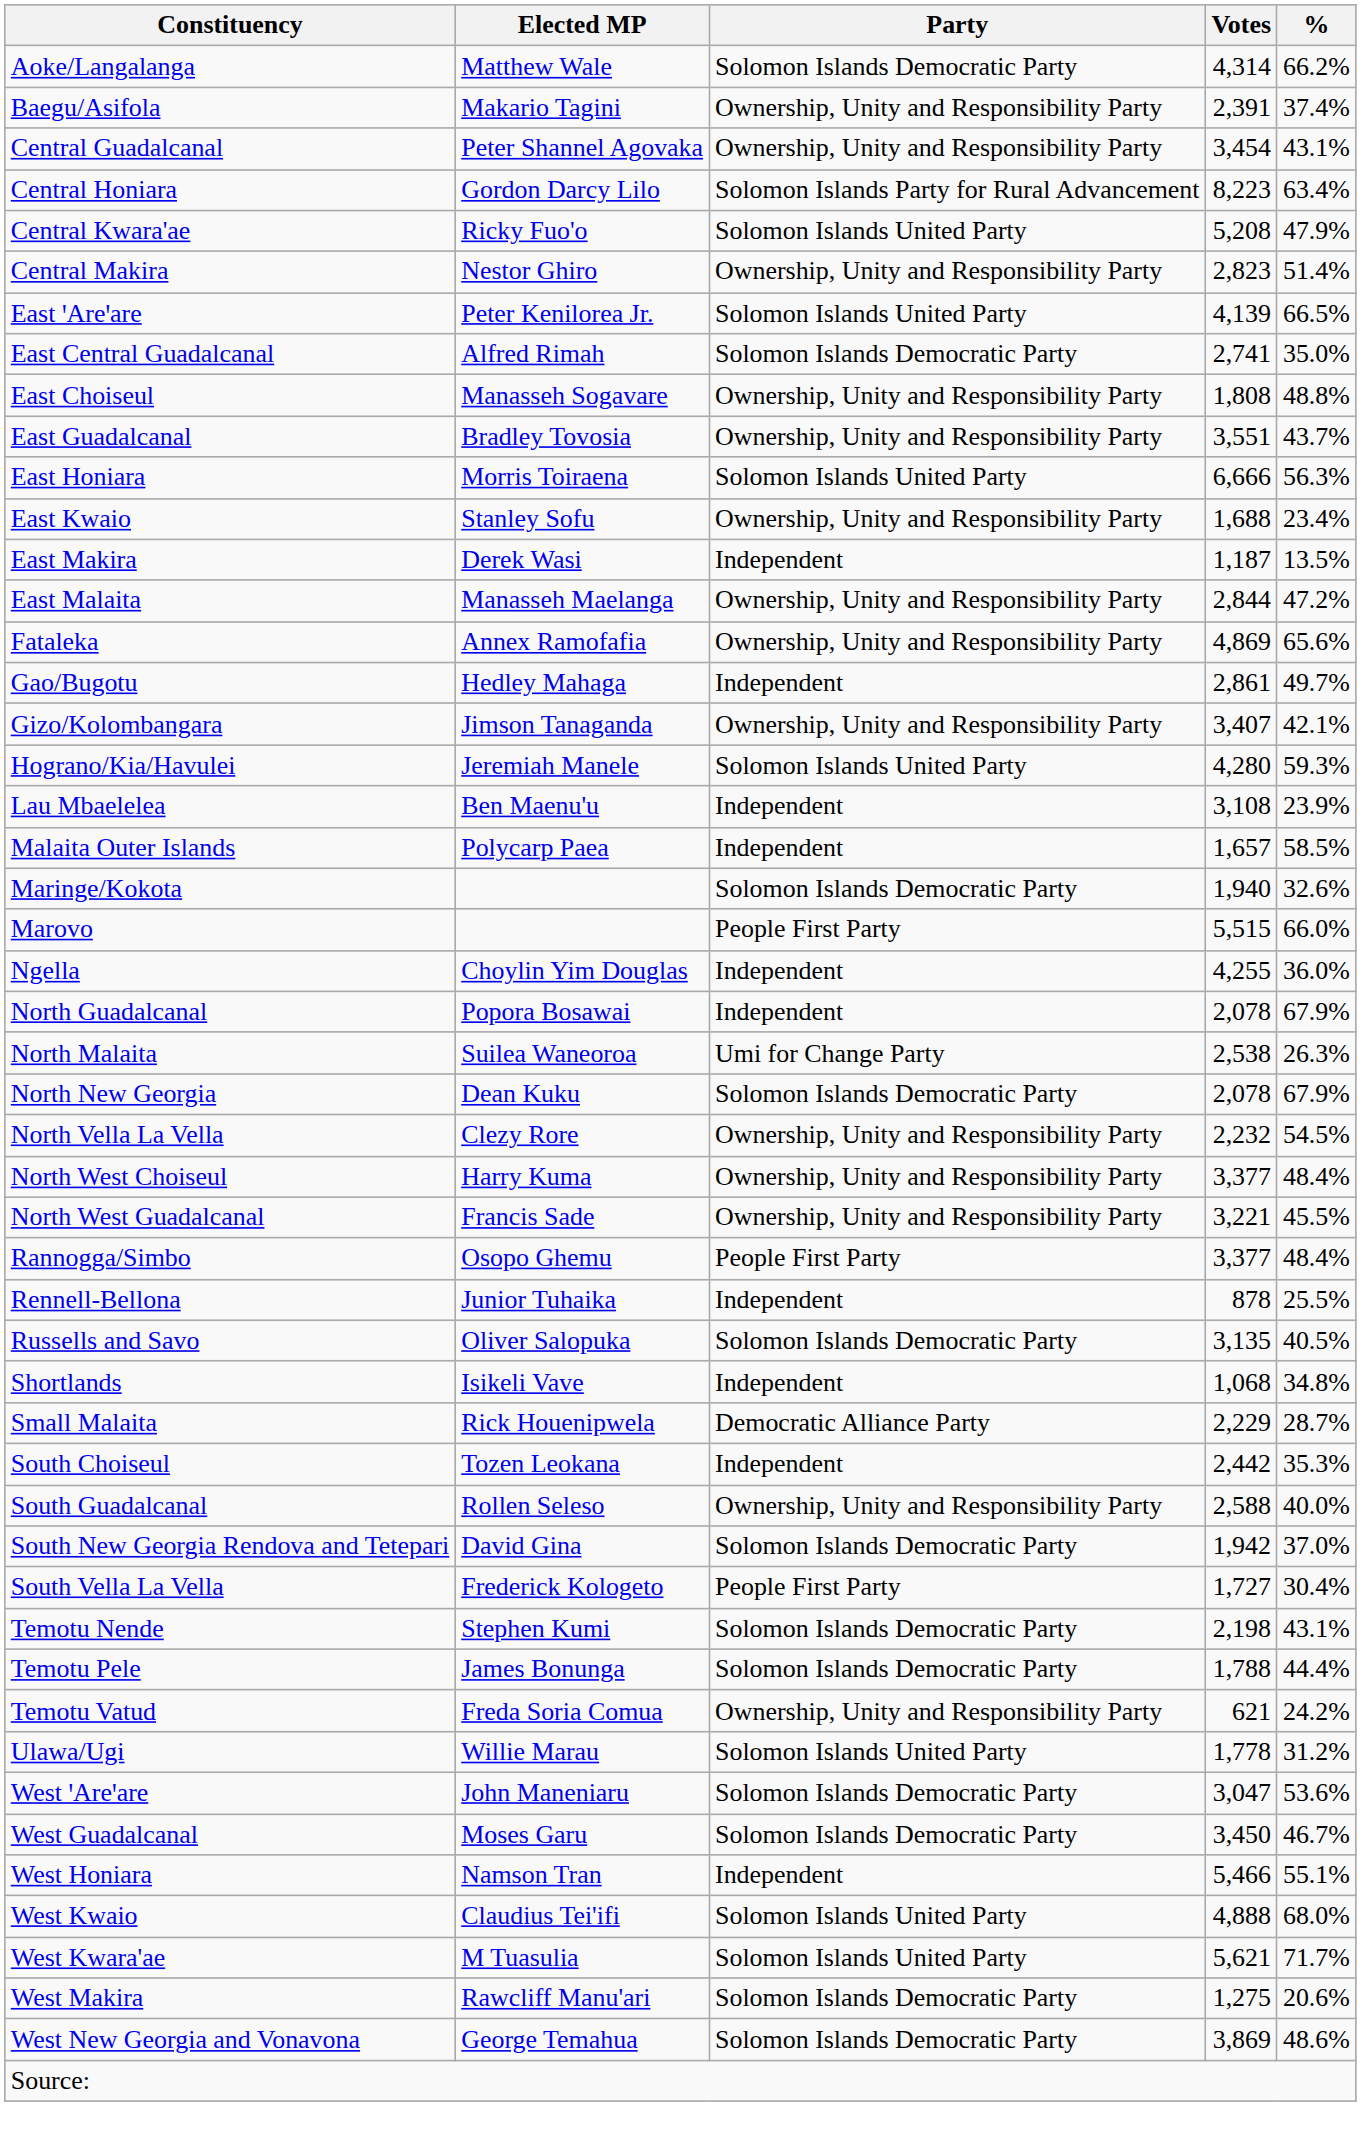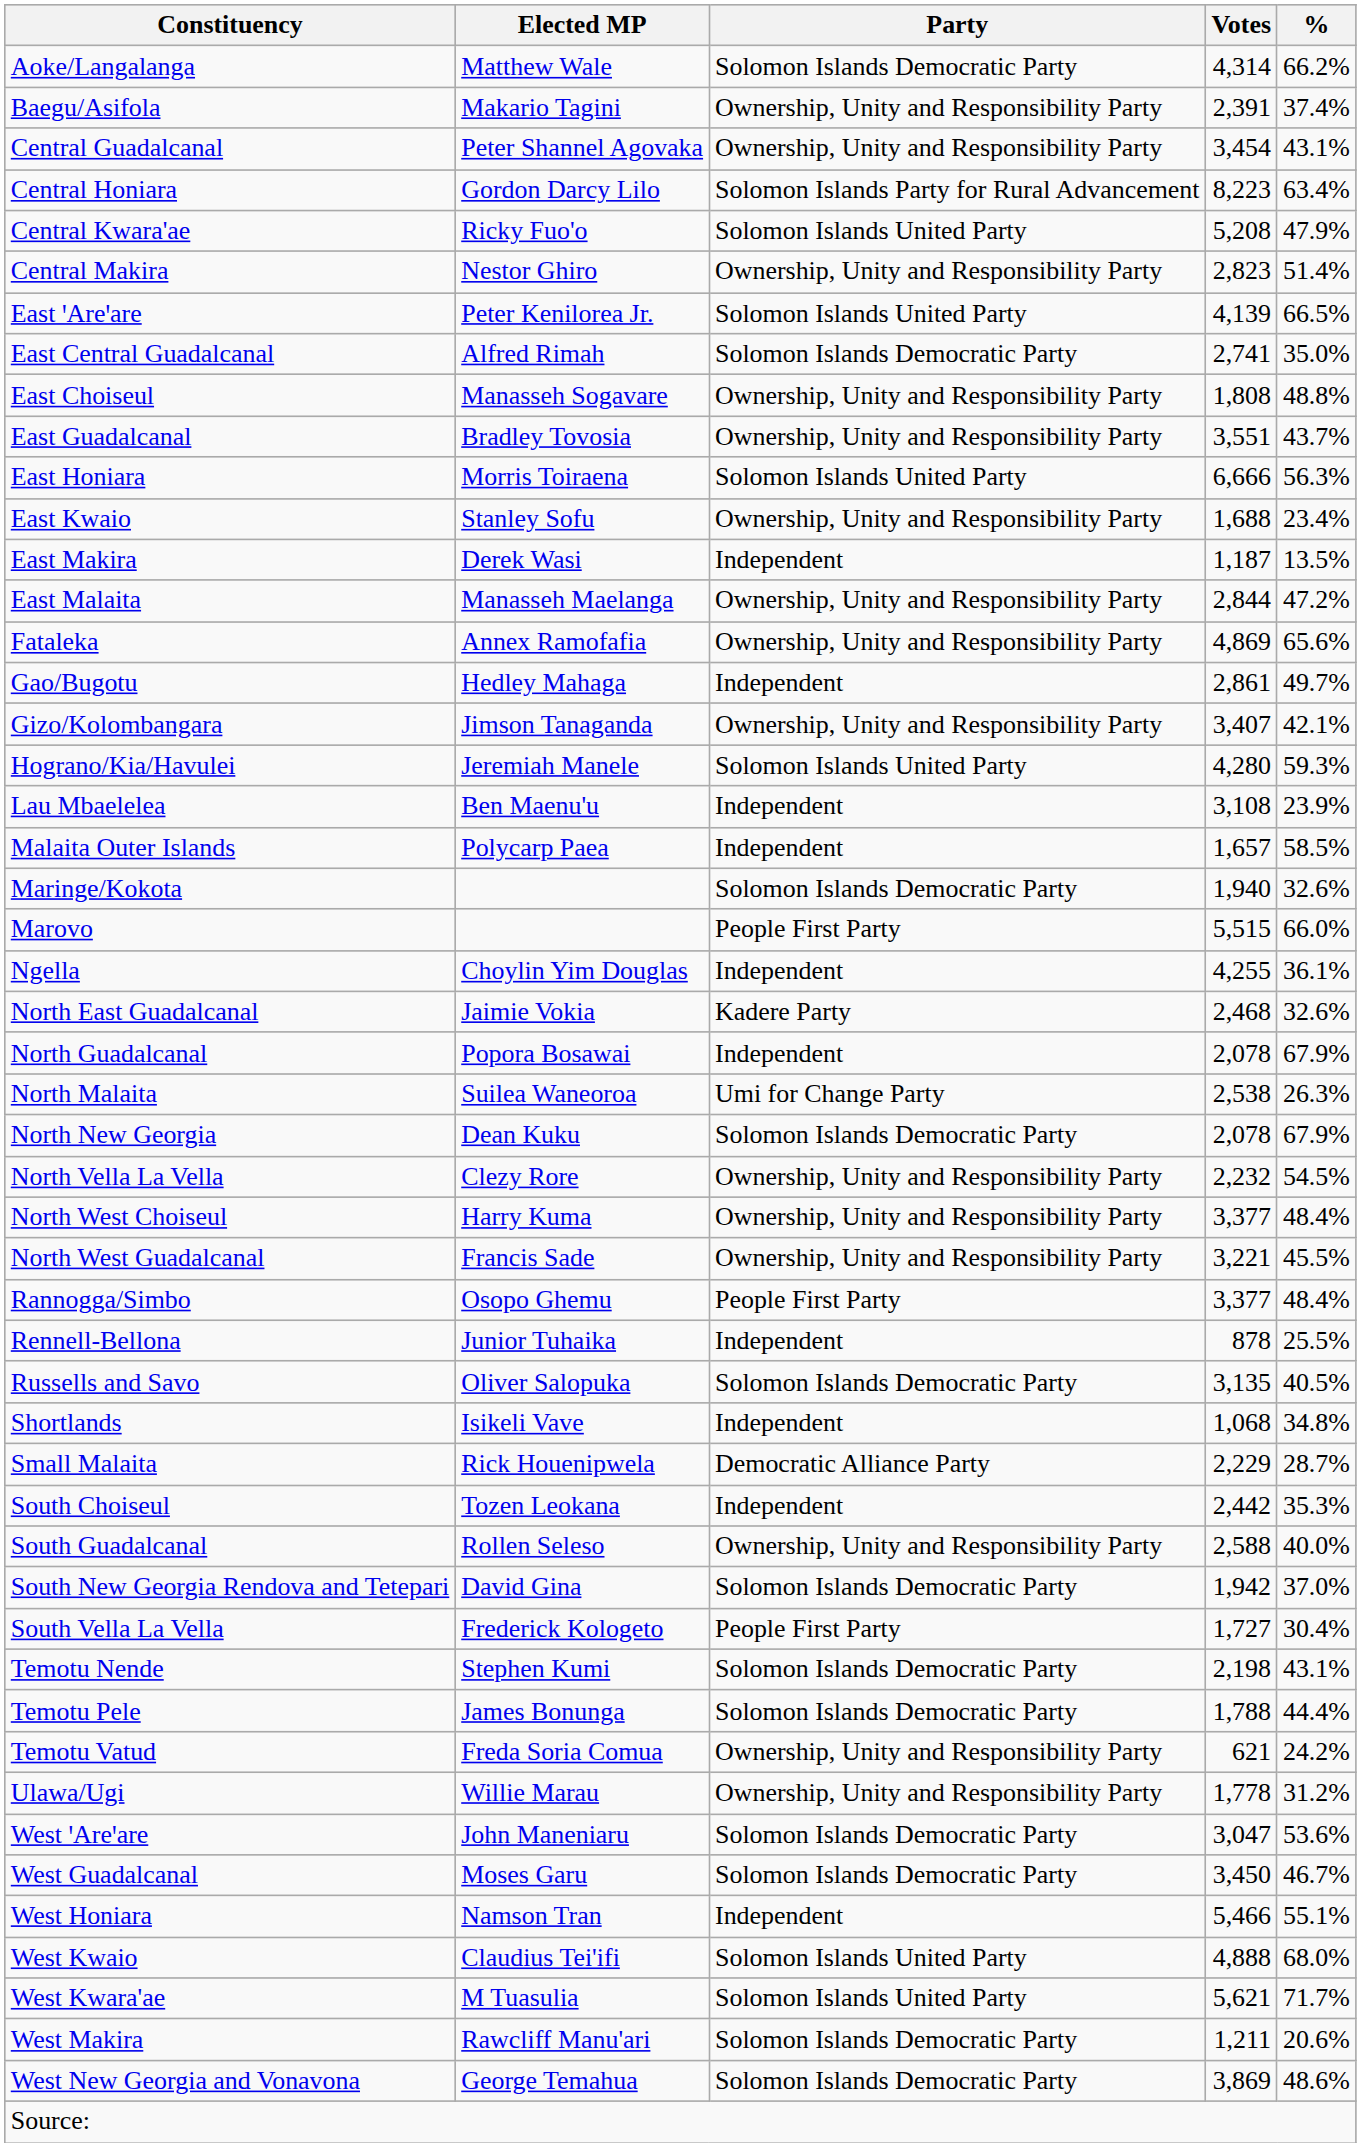(1316, 970) 36.0% -> (1316, 970) 36.1%
+ row: (135, 1011)
(871, 1751) Solomon Islands United Party -> (939, 1792) Ownership, Unity and Responsibility Party
(1242, 1998) 1,275 -> (1242, 2039) 1,211
